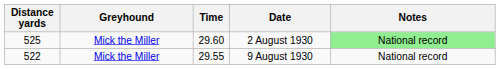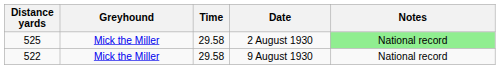(211, 40) 29.60 -> (211, 40) 29.58
(211, 56) 29.55 -> (211, 56) 29.58
